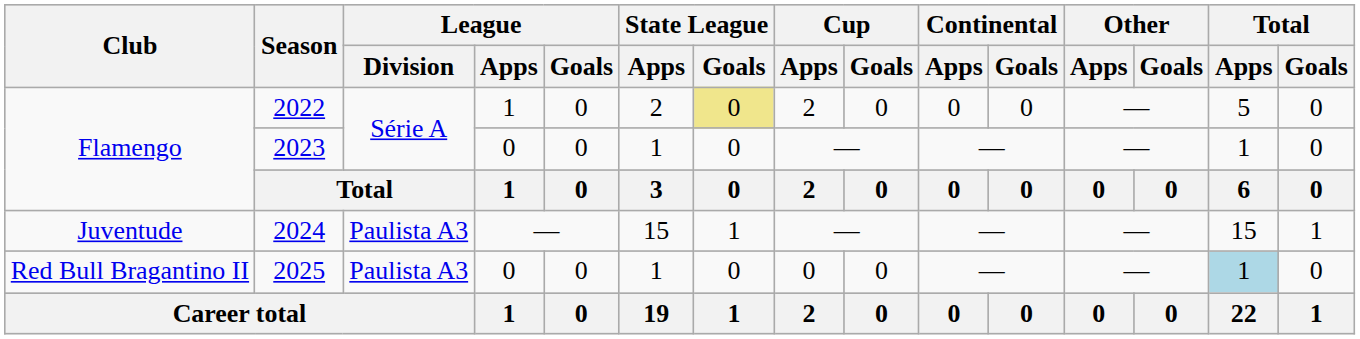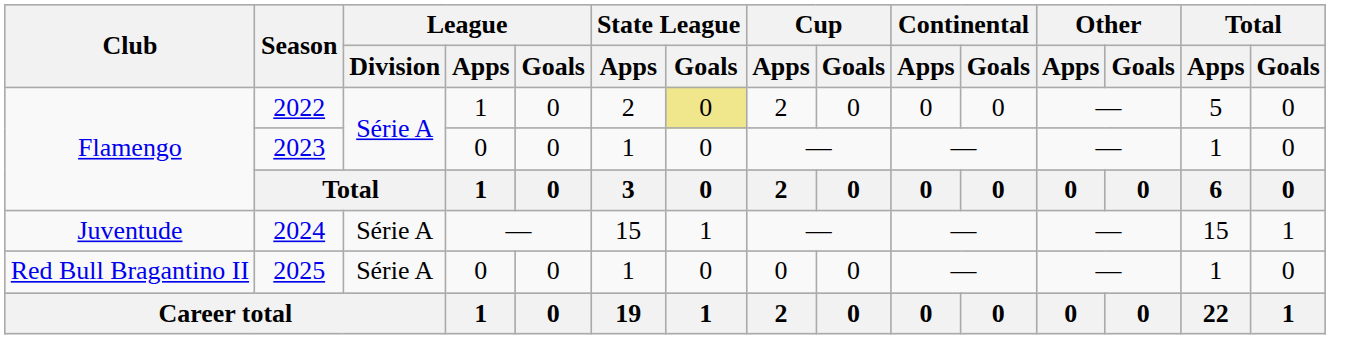(409, 230) Paulista A3 -> (395, 230) Série A
(409, 271) Paulista A3 -> (395, 271) Série A
(1244, 271) lightblue background -> (1216, 271) no background
